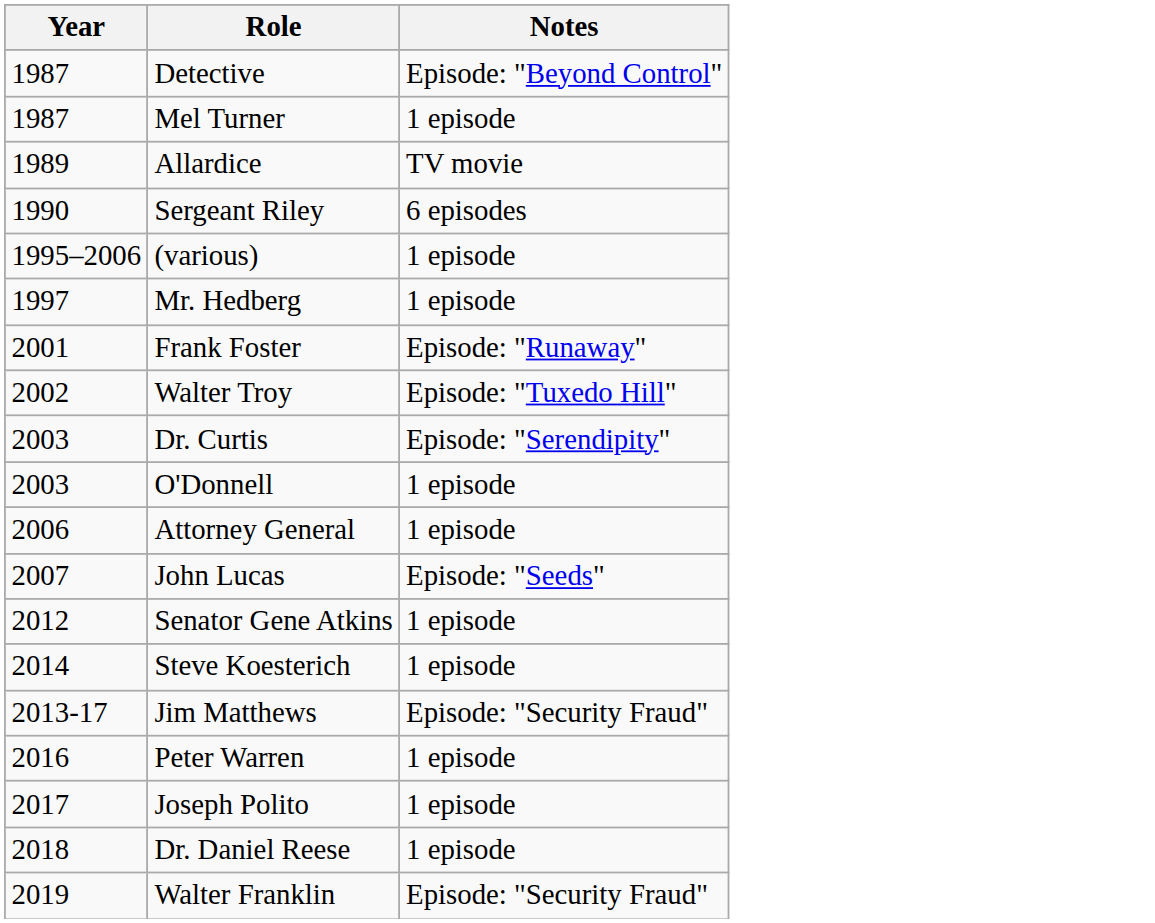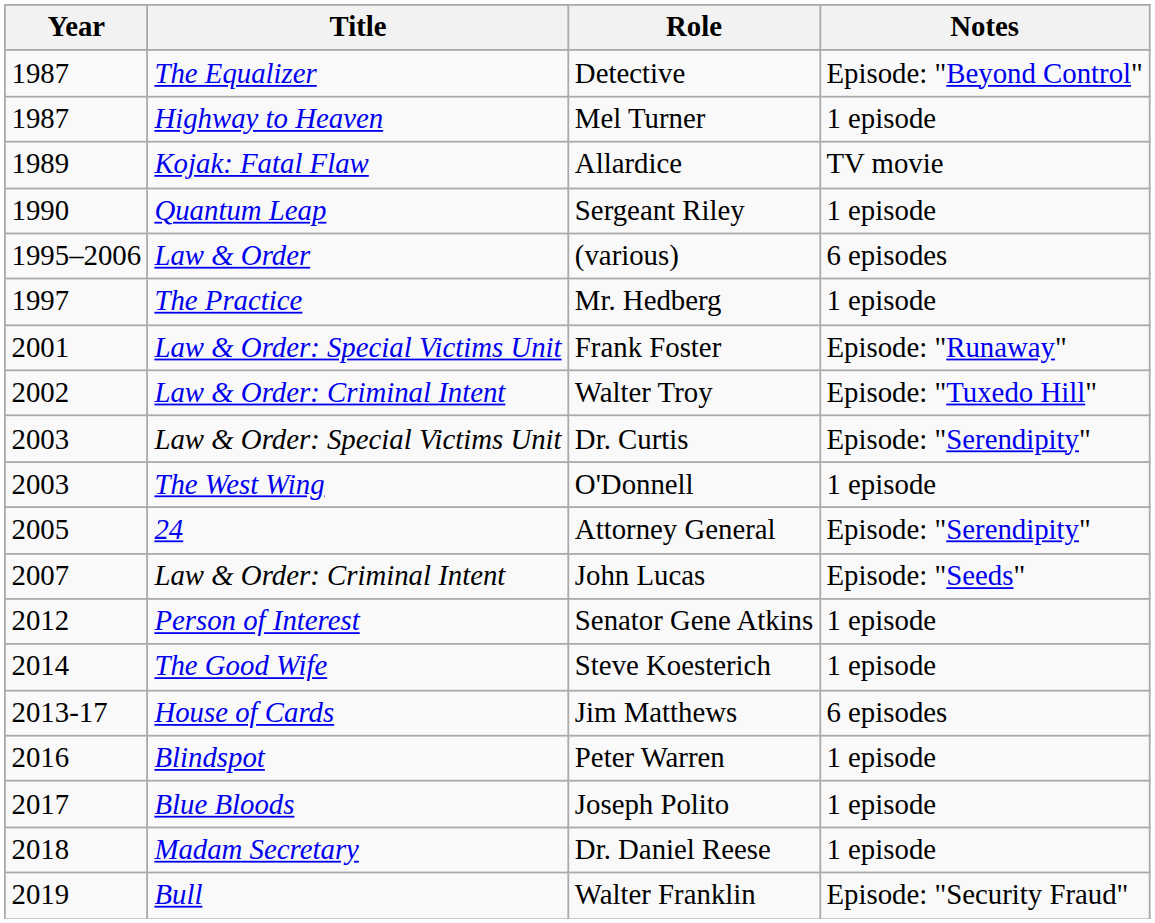+ column: (358, 27)
(466, 210) 6 episodes -> (881, 210) 1 episode
(461, 255) 1 episode -> (887, 255) 6 episodes
(40, 529) 2006 -> (40, 529) 2005
(461, 529) 1 episode -> (959, 529) Episode: "Serendipity"
(557, 712) Episode: "Security Fraud" -> (887, 712) 6 episodes
